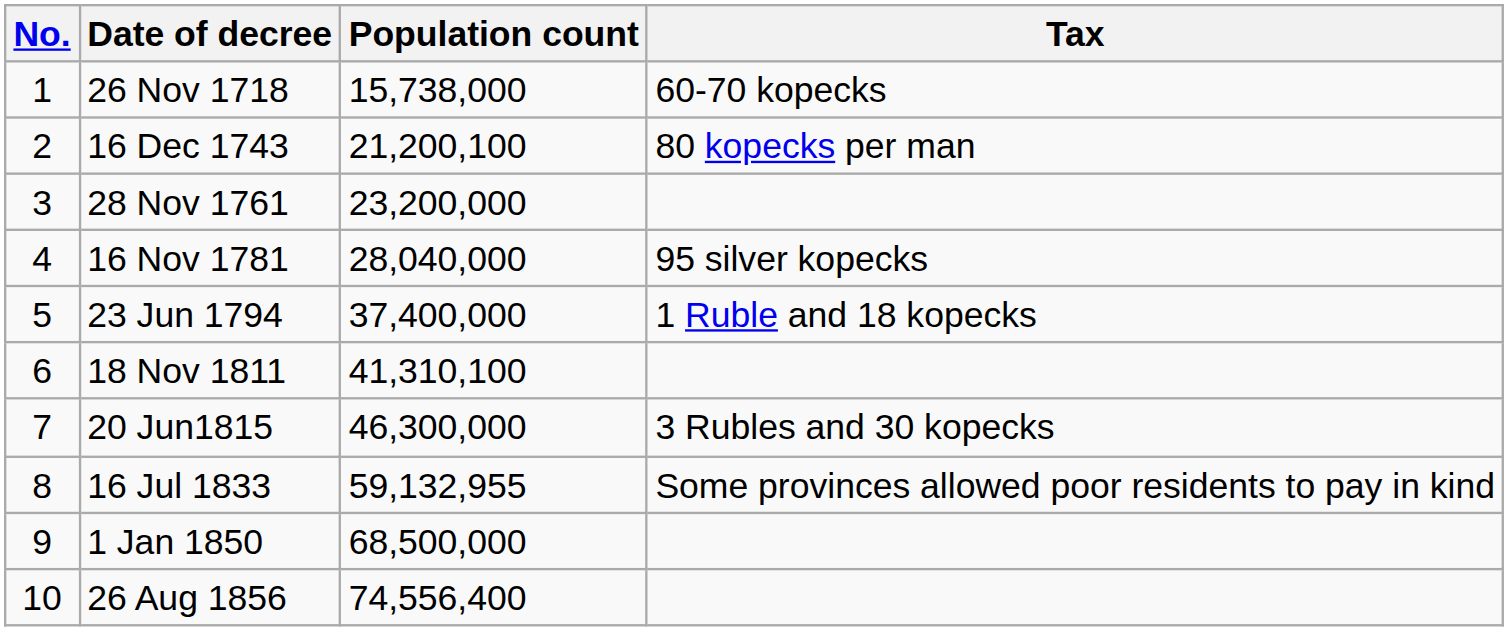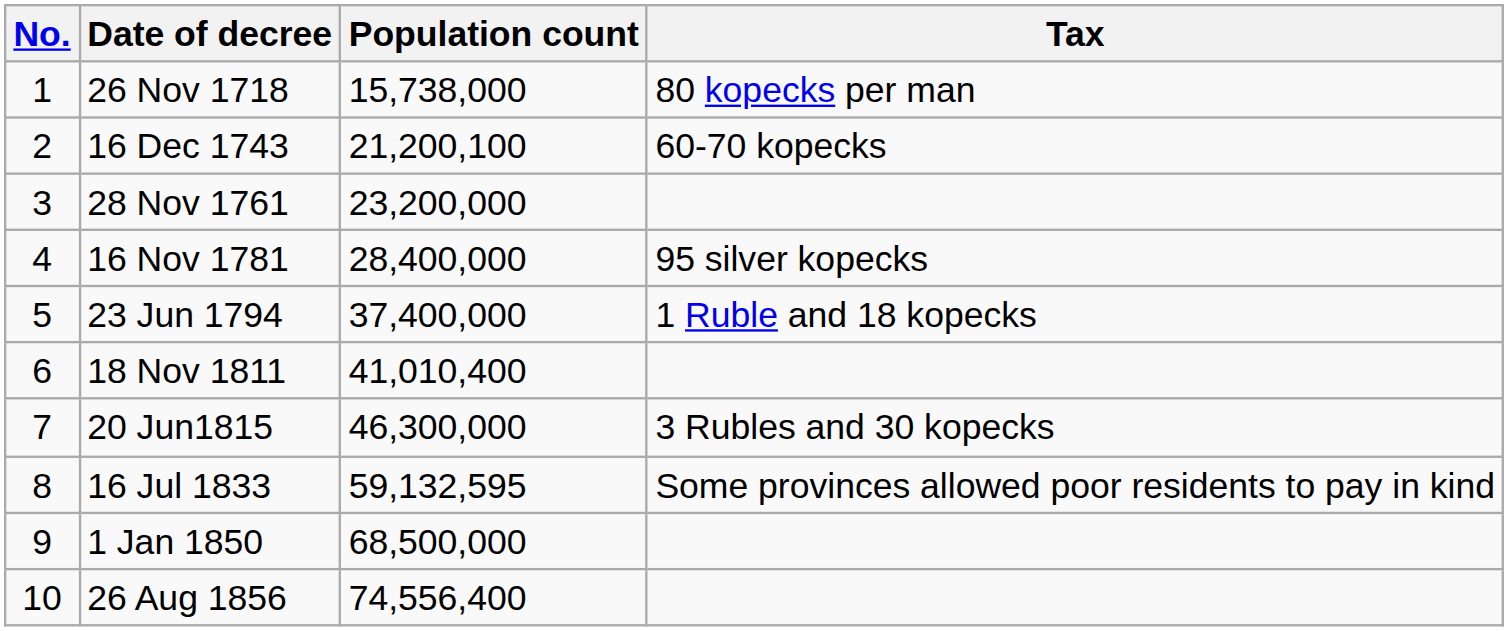(771, 90) 60-70 kopecks -> (815, 90) 80 kopecks per man
(815, 146) 80 kopecks per man -> (771, 146) 60-70 kopecks
(438, 259) 28,040,000 -> (438, 259) 28,400,000
(438, 371) 41,310,100 -> (438, 371) 41,010,400
(438, 484) 59,132,955 -> (438, 484) 59,132,595
